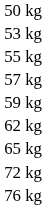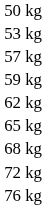- row: (23, 56)
+ row: (23, 149)
